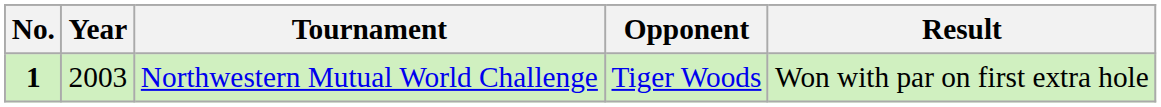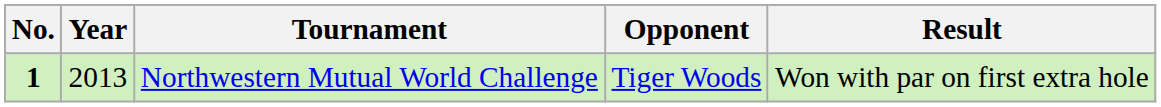(98, 77) 2003 -> (98, 77) 2013
